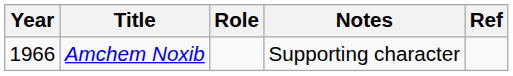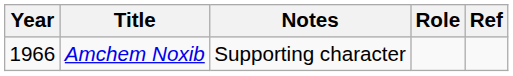columns swapped: (237, 20) <-> (364, 20)
